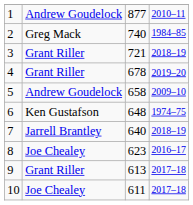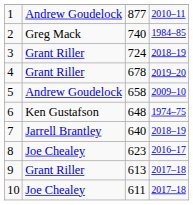(137, 53) 721 -> (137, 53) 724
